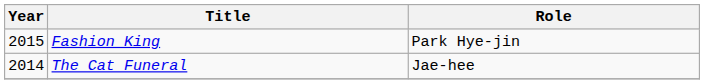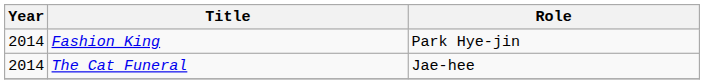(26, 41) 2015 -> (26, 41) 2014
